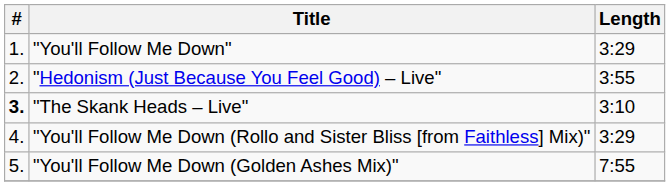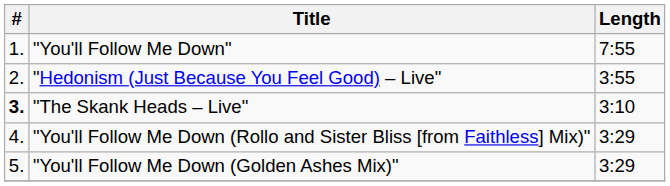(617, 48) 3:29 -> (617, 48) 7:55
(617, 166) 7:55 -> (617, 166) 3:29
